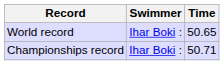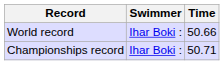(202, 32) 50.65 -> (202, 32) 50.66
